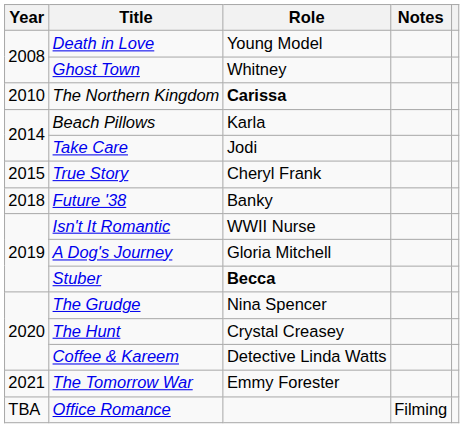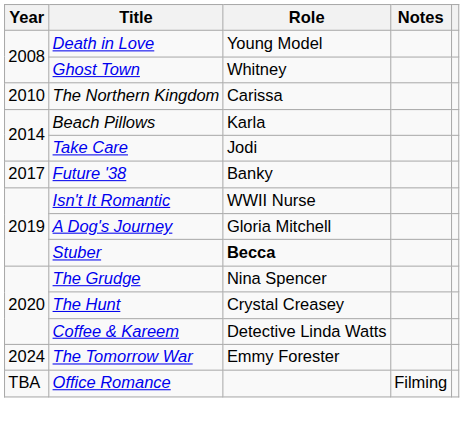(257, 95) bold -> (255, 95) normal
- row: (90, 174)
(27, 200) 2018 -> (27, 174) 2017
(27, 383) 2021 -> (27, 357) 2024
